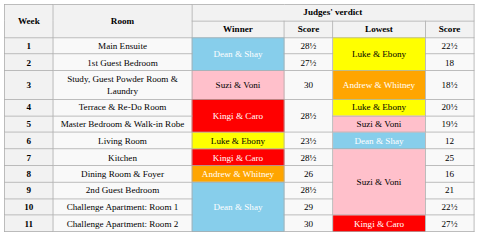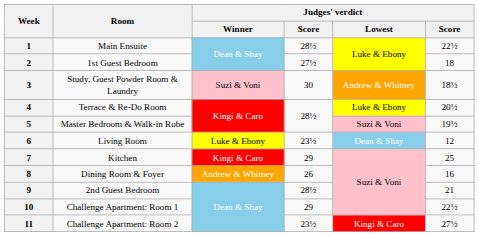(308, 157) 28½ -> (308, 157) 29
(308, 223) 30 -> (308, 223) 23½
